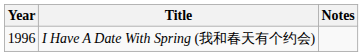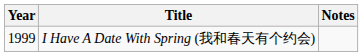(22, 38) 1996 -> (22, 38) 1999
